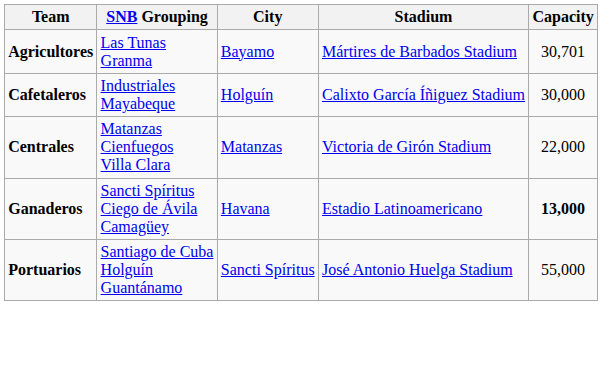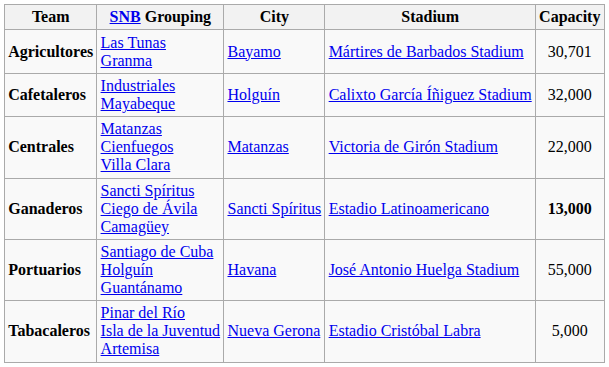(563, 94) 30,000 -> (570, 94) 32,000
(245, 208) Havana -> (274, 208) Sancti Spíritus
(268, 270) Sancti Spíritus -> (252, 270) Havana
+ row: (49, 331)
